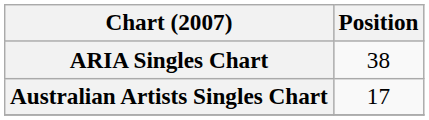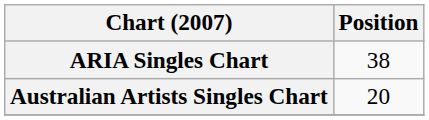(378, 96) 17 -> (378, 96) 20
